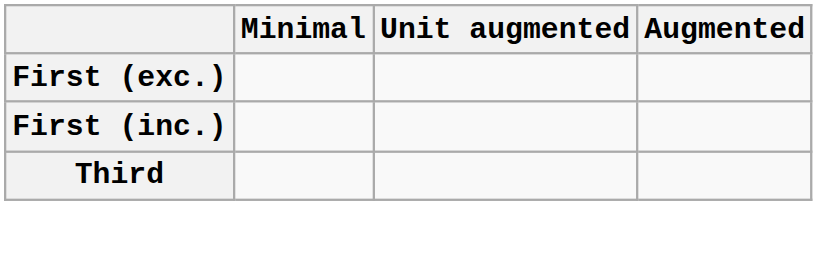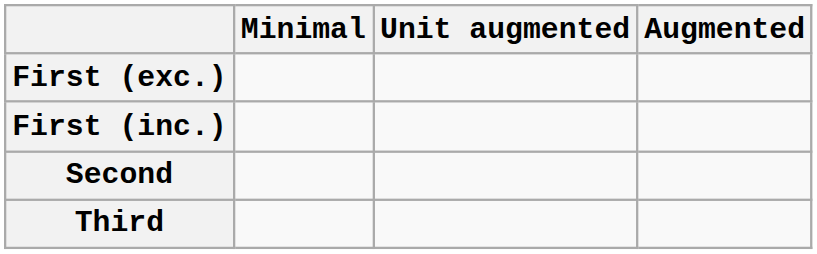+ row: (119, 175)
